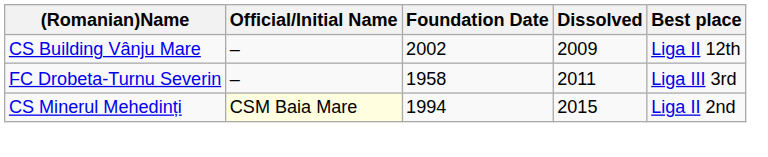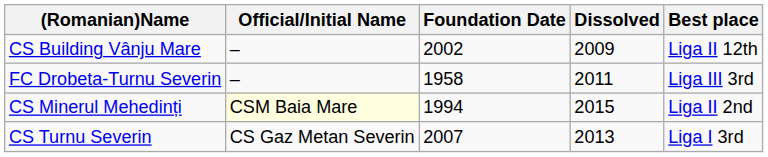+ row: (80, 137)
